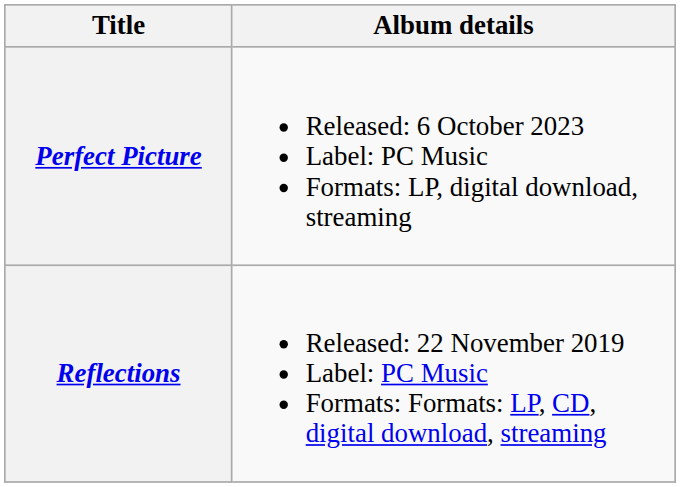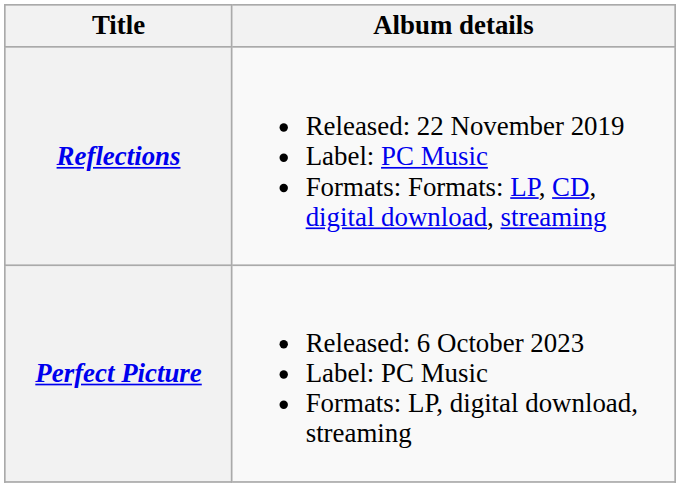rows swapped: (119, 373) <-> (119, 155)
